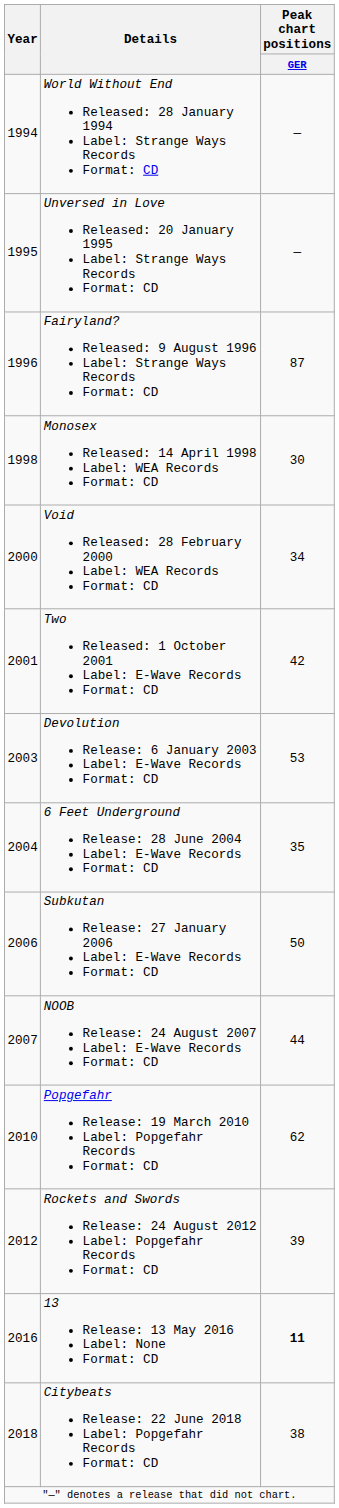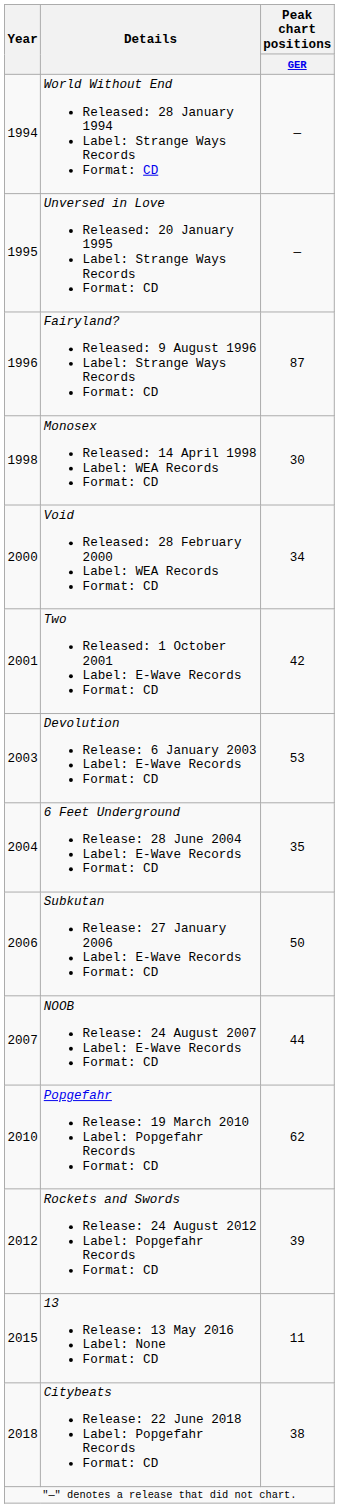(23, 1338) 2016 -> (23, 1338) 2015
(297, 1338) bold -> (297, 1338) normal
